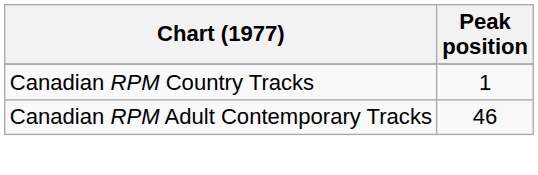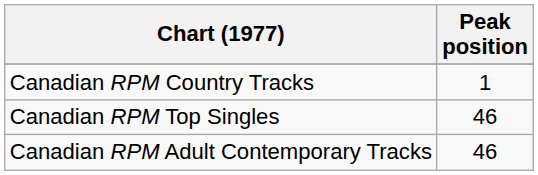+ row: (145, 116)
